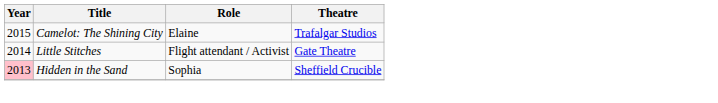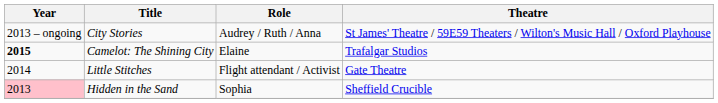+ row: (115, 32)
(19, 32) normal -> (19, 51) bold
